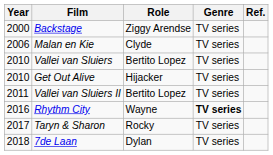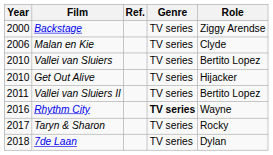columns swapped: (158, 12) <-> (256, 12)
